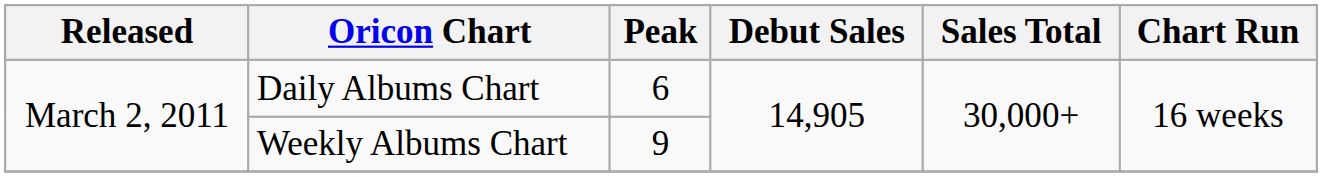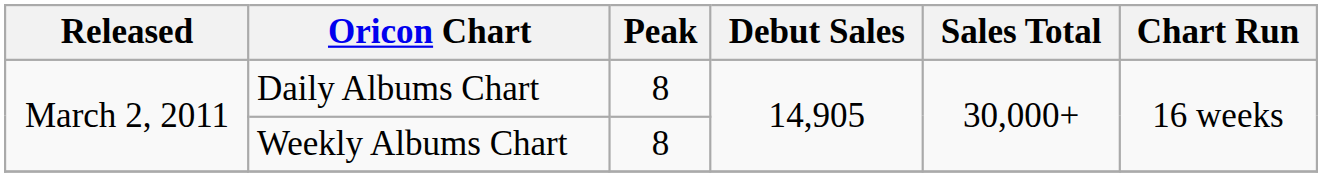(660, 87) 6 -> (660, 87) 8
(660, 143) 9 -> (660, 143) 8
